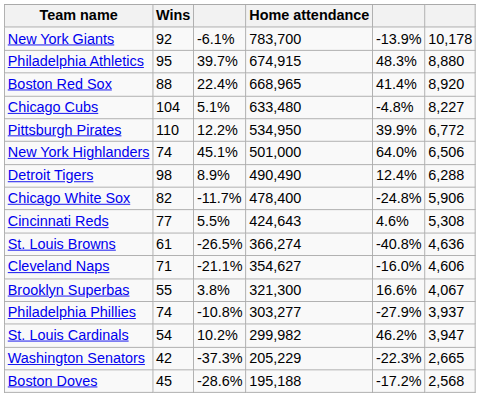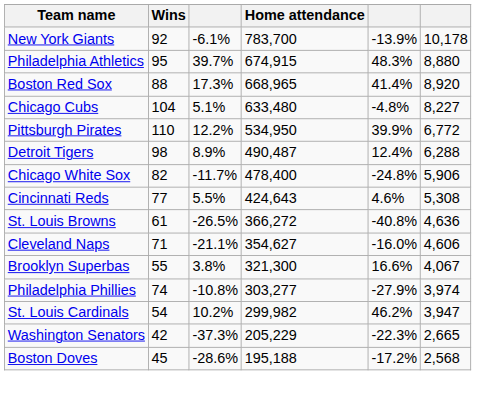(217, 84) 22.4% -> (213, 84) 17.3%
- row: (79, 152)
(275, 175) 490,490 -> (271, 152) 490,487
(275, 244) 366,274 -> (271, 221) 366,272
(446, 312) 3,937 -> (442, 289) 3,974
